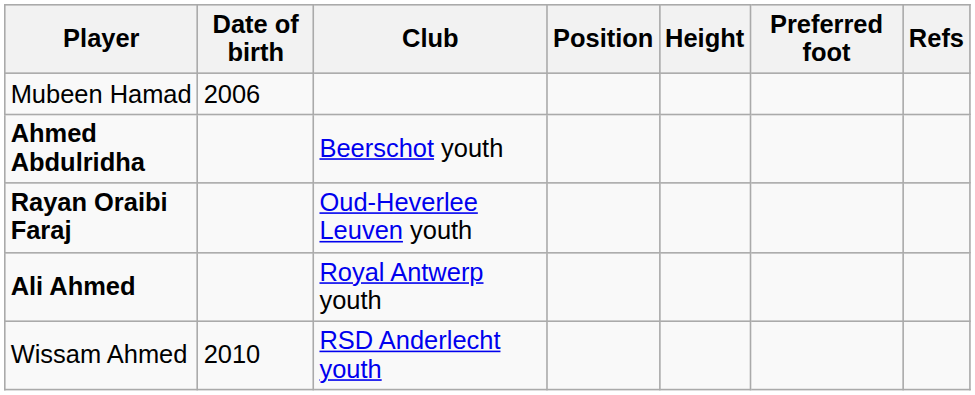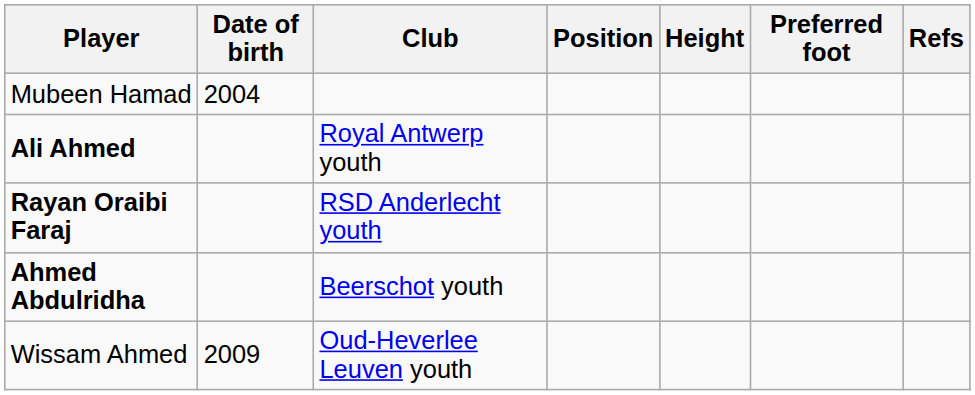(232, 93) 2006 -> (232, 93) 2004
rows swapped: (78, 148) <-> (73, 286)
(399, 217) Oud-Heverlee Leuven youth -> (410, 217) RSD Anderlecht youth
(232, 355) 2010 -> (232, 355) 2009
(410, 355) RSD Anderlecht youth -> (399, 355) Oud-Heverlee Leuven youth
